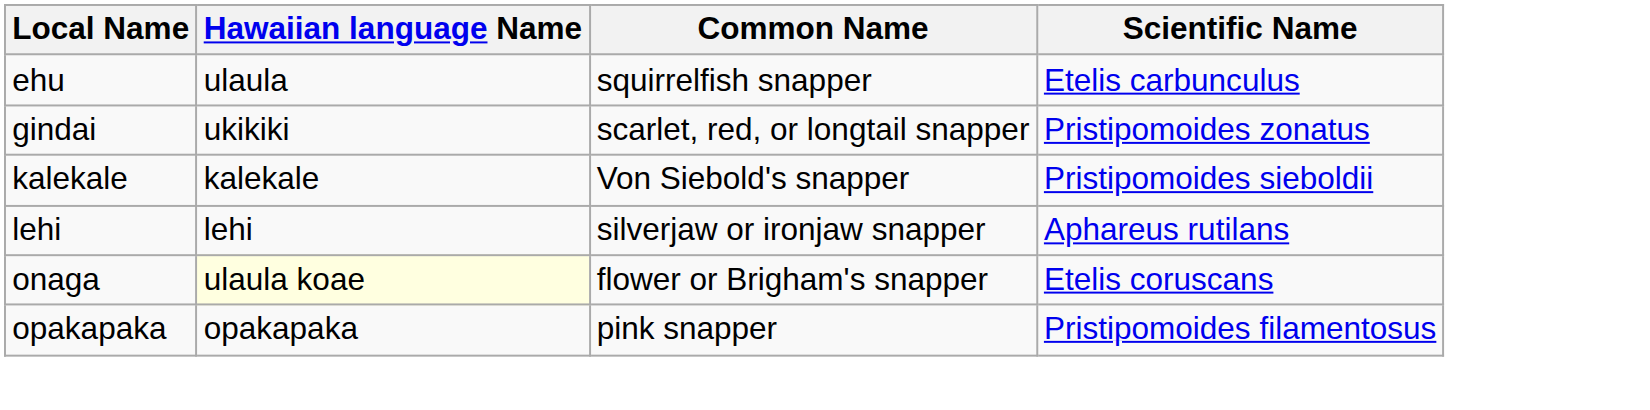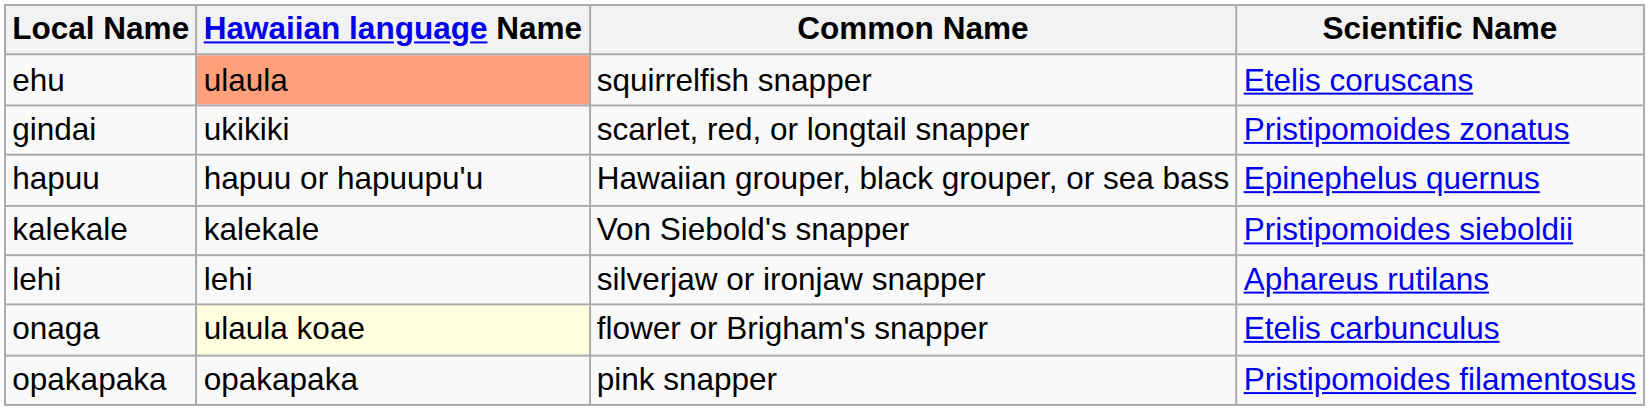(246, 79) no background -> (246, 79) lightsalmon background
(1172, 79) Etelis carbunculus -> (1358, 79) Etelis coruscans
+ row: (56, 179)
(1159, 279) Etelis coruscans -> (1372, 329) Etelis carbunculus
